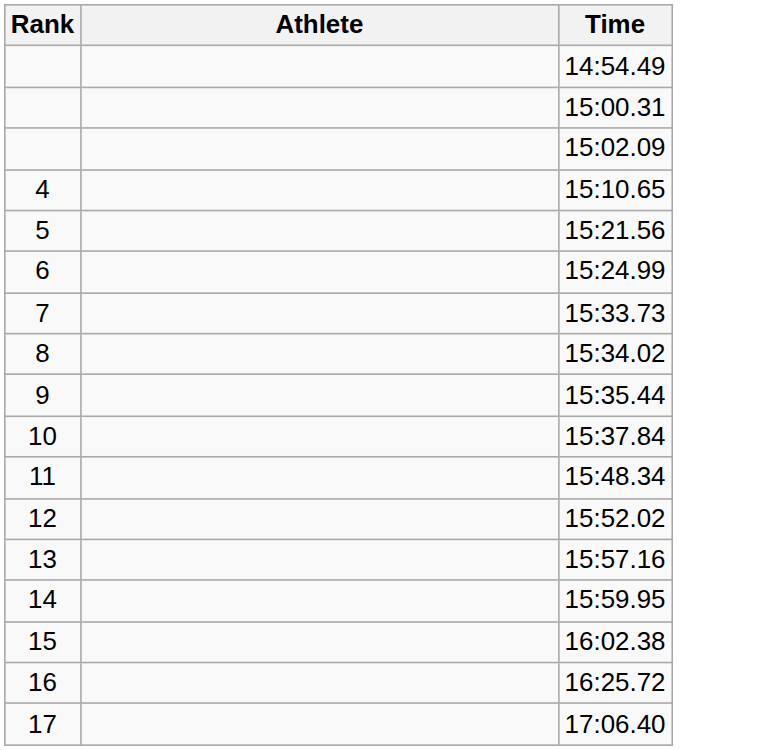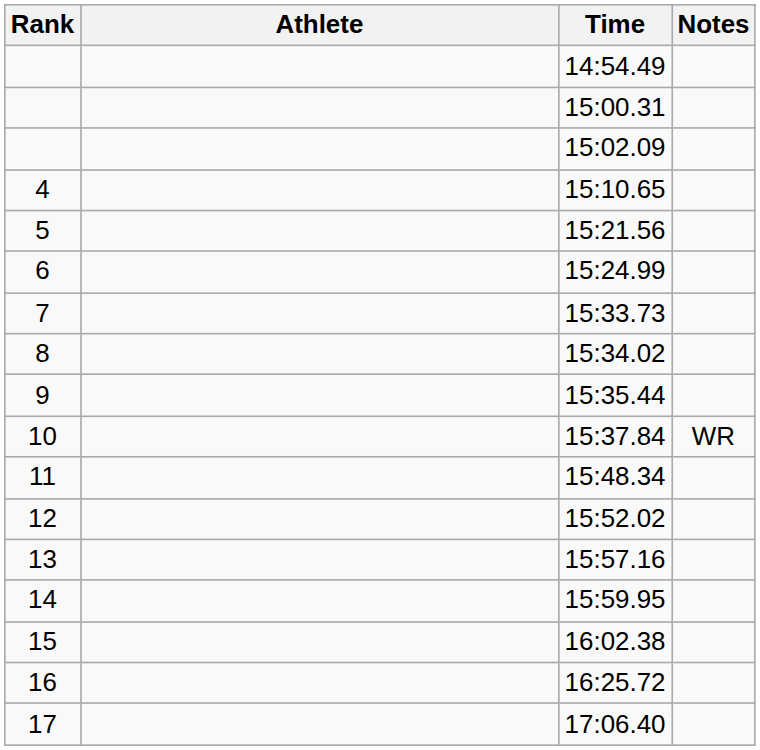+ column: (713, 25)
